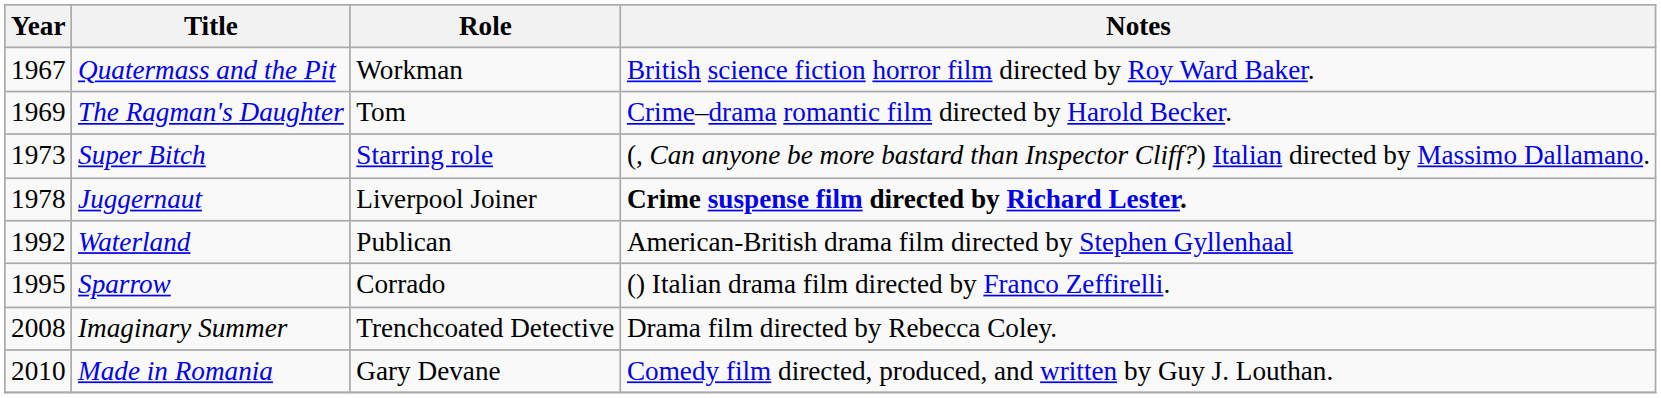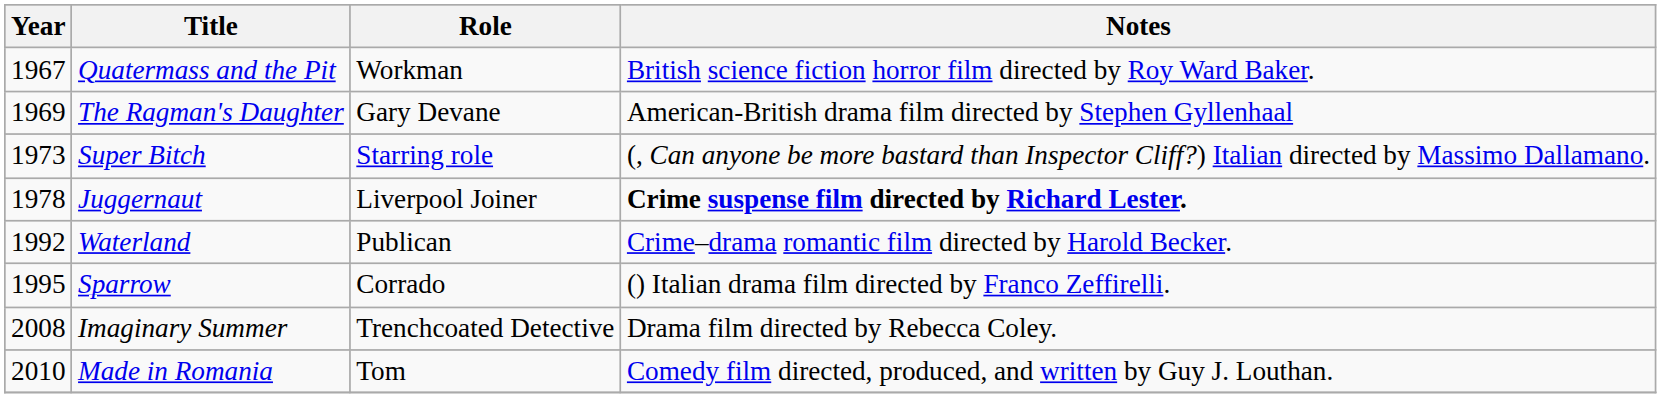(381, 112) Tom -> (428, 112) Gary Devane
(929, 112) Crime–drama romantic film directed by Harold Becker. -> (960, 112) American-British drama film directed by Stephen Gyllenhaal
(960, 241) American-British drama film directed by Stephen Gyllenhaal -> (929, 241) Crime–drama romantic film directed by Harold Becker.
(428, 371) Gary Devane -> (381, 371) Tom
